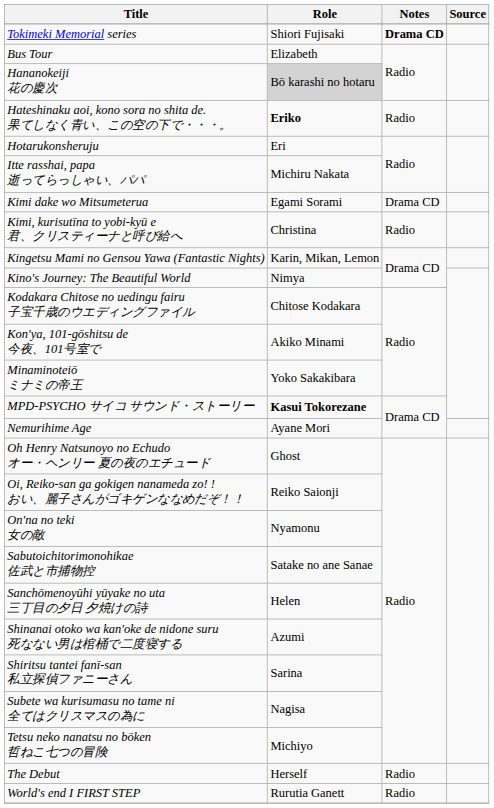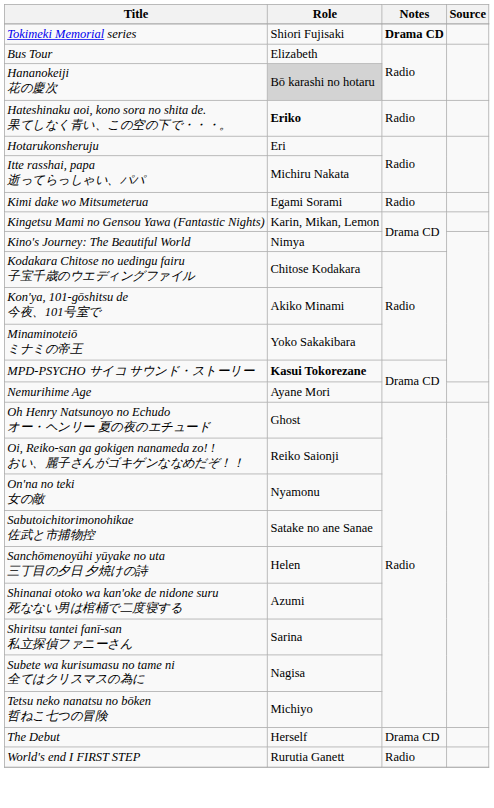(412, 202) Drama CD -> (400, 202) Radio
- row: (95, 229)
(400, 773) Radio -> (412, 737) Drama CD
